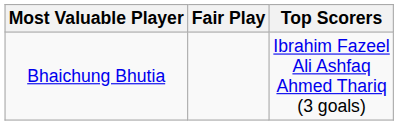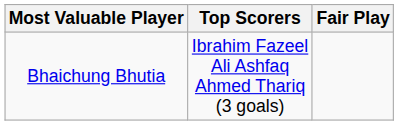columns swapped: (332, 18) <-> (229, 18)
